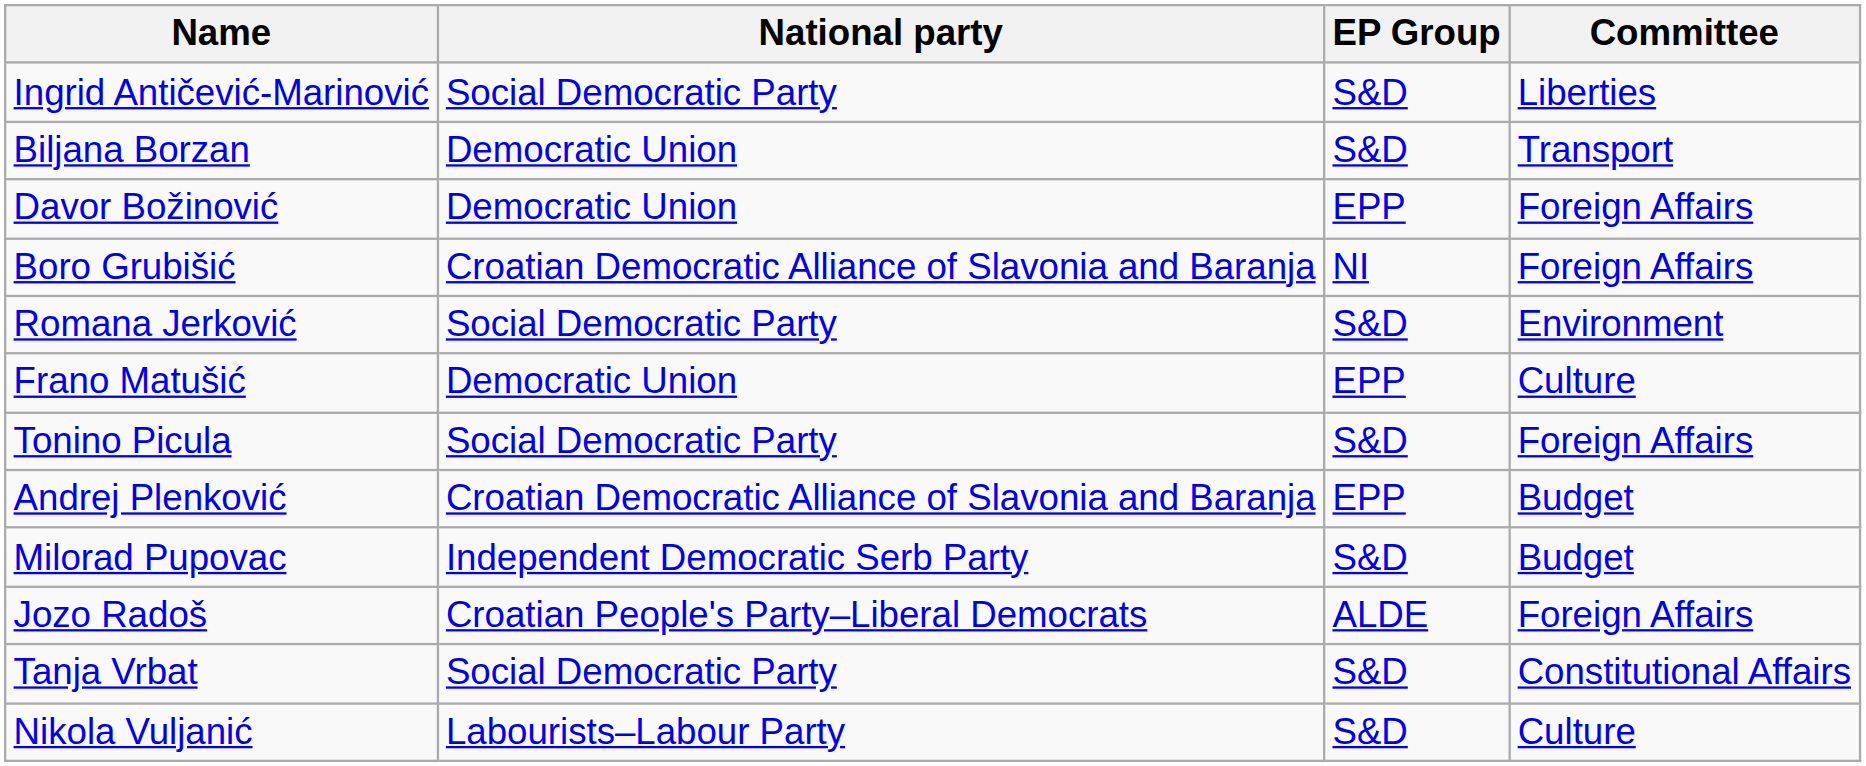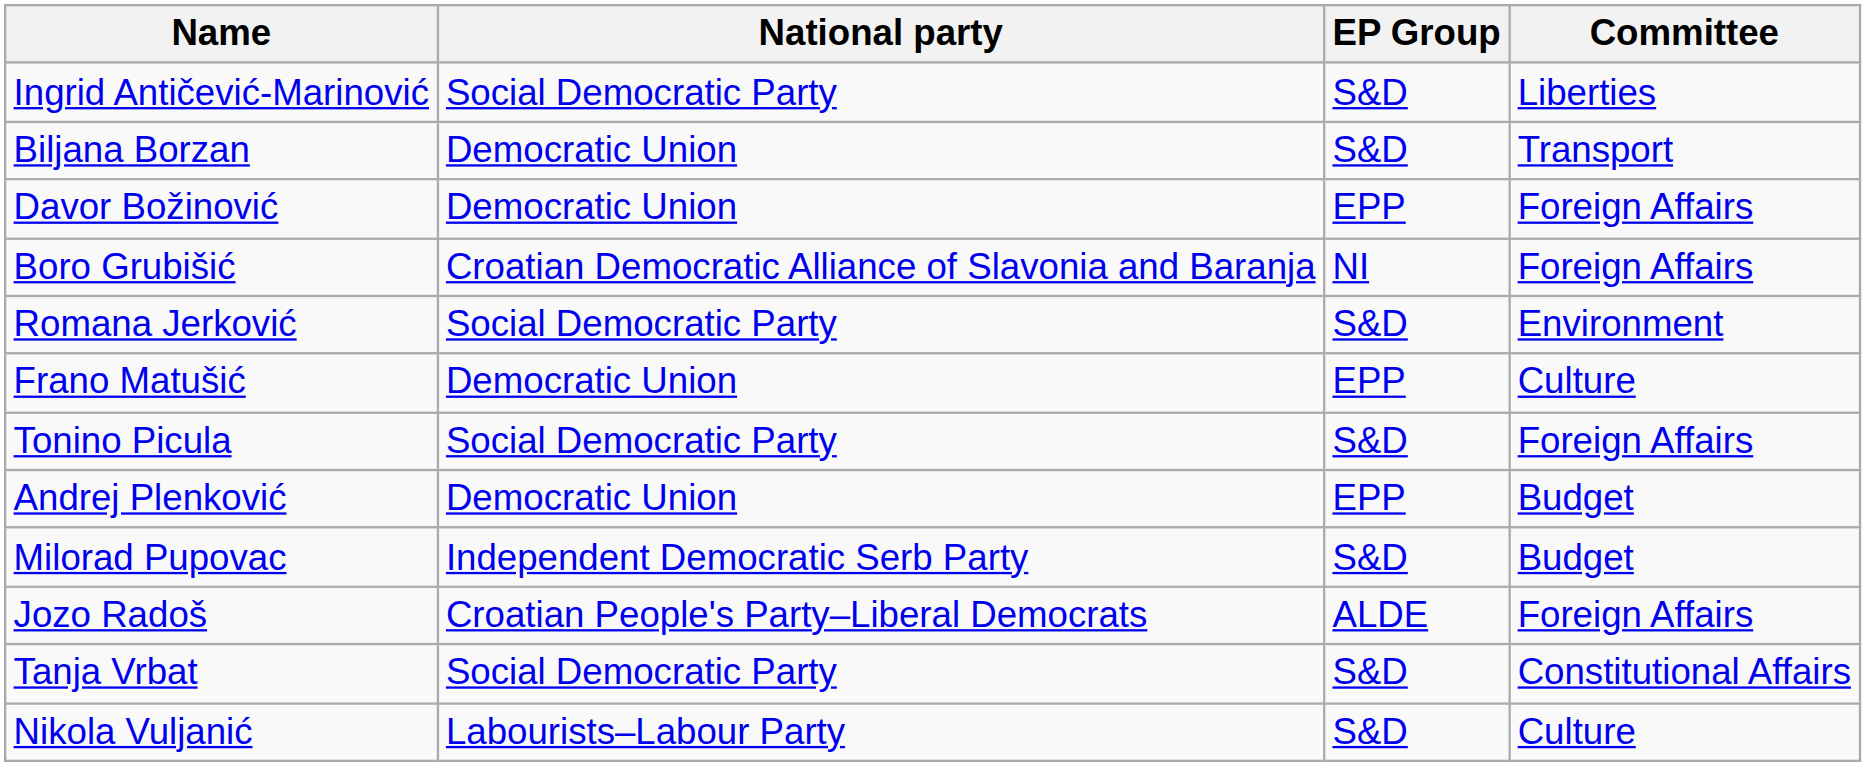(881, 498) Croatian Democratic Alliance of Slavonia and Baranja -> (591, 498) Democratic Union
